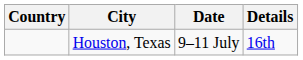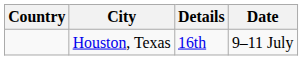columns swapped: (209, 17) <-> (270, 17)
